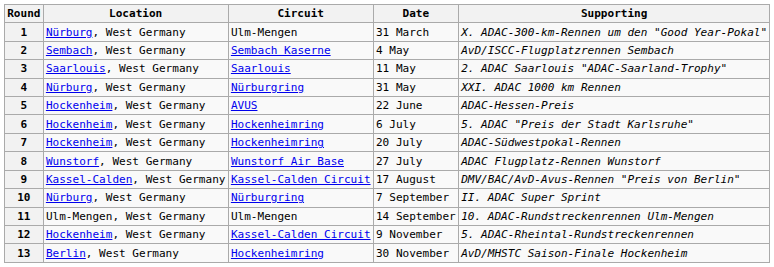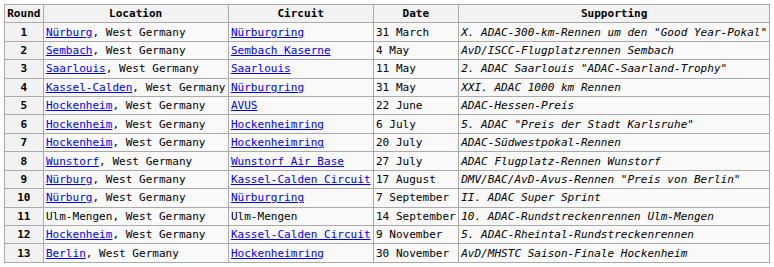(264, 32) Ulm-Mengen -> (267, 32) Nürburgring
(116, 87) Nürburg, West Germany -> (136, 87) Kassel-Calden, West Germany
(136, 179) Kassel-Calden, West Germany -> (116, 179) Nürburg, West Germany
